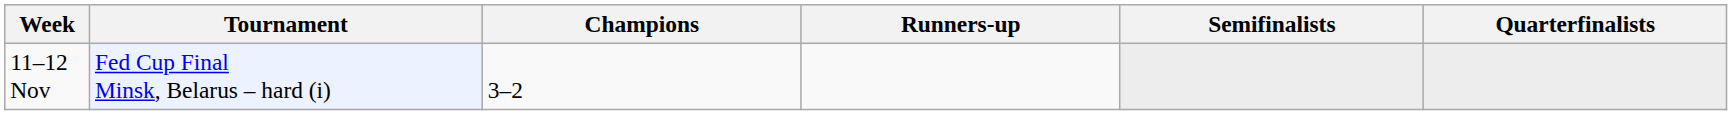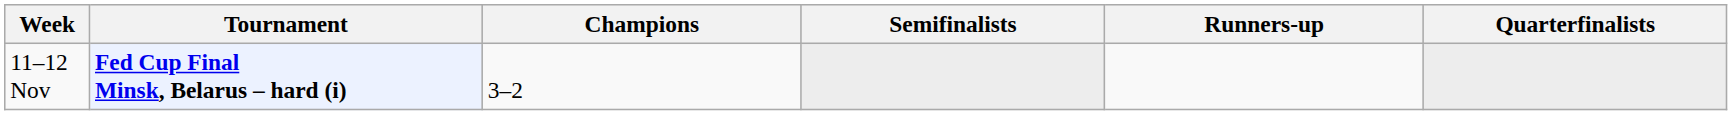columns swapped: (961, 23) <-> (1272, 23)
(213, 76) normal -> (221, 76) bold
